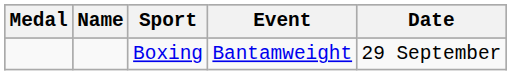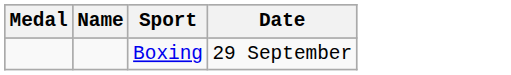- column: (282, 21)
